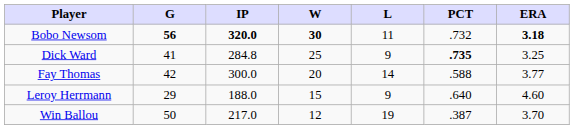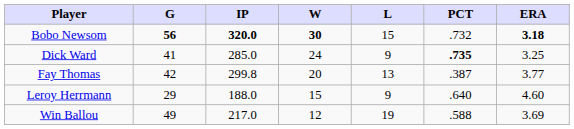(388, 34) 11 -> (388, 34) 15
(243, 54) 284.8 -> (243, 54) 285.0
(315, 54) 25 -> (315, 54) 24
(243, 74) 300.0 -> (243, 74) 299.8
(388, 74) 14 -> (388, 74) 13
(460, 74) .588 -> (460, 74) .387
(170, 114) 50 -> (170, 114) 49
(460, 114) .387 -> (460, 114) .588
(533, 114) 3.70 -> (533, 114) 3.69
